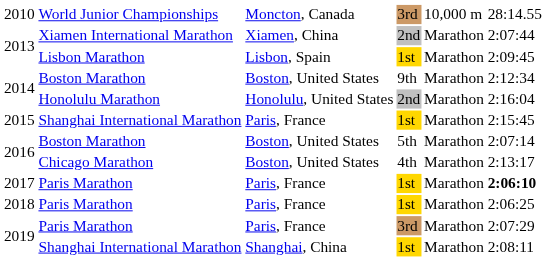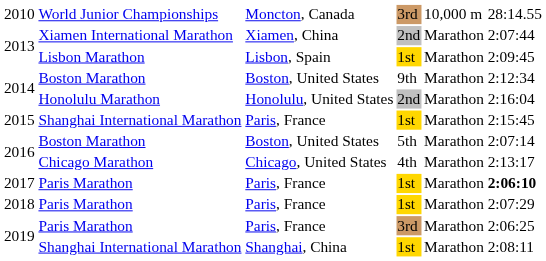(312, 162) Boston, United States -> (316, 162) Chicago, United States
(511, 204) 2:06:25 -> (511, 204) 2:07:29
(511, 225) 2:07:29 -> (511, 225) 2:06:25
